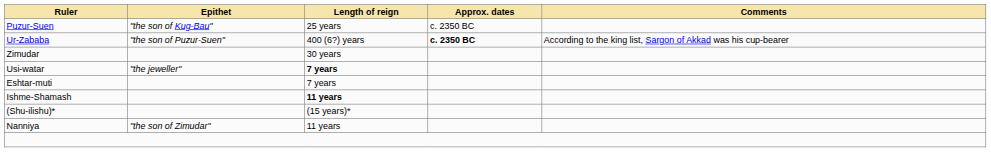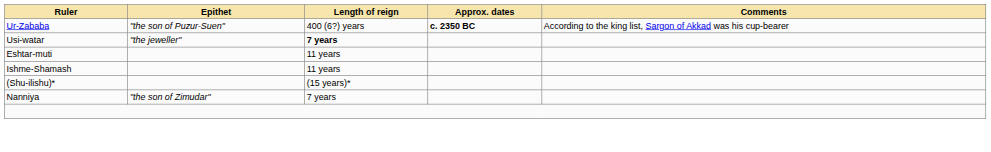- row: (30, 26)
- row: (23, 54)
(321, 83) 7 years -> (324, 54) 11 years
(324, 97) bold -> (324, 68) normal
(324, 126) 11 years -> (321, 97) 7 years
